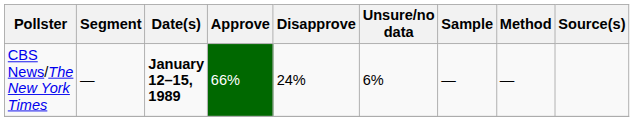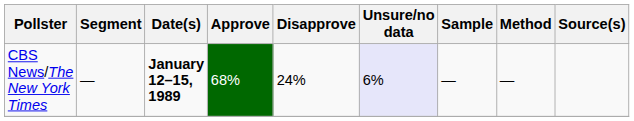(225, 80) 66% -> (225, 80) 68%
(373, 80) no background -> (373, 80) lavender background
